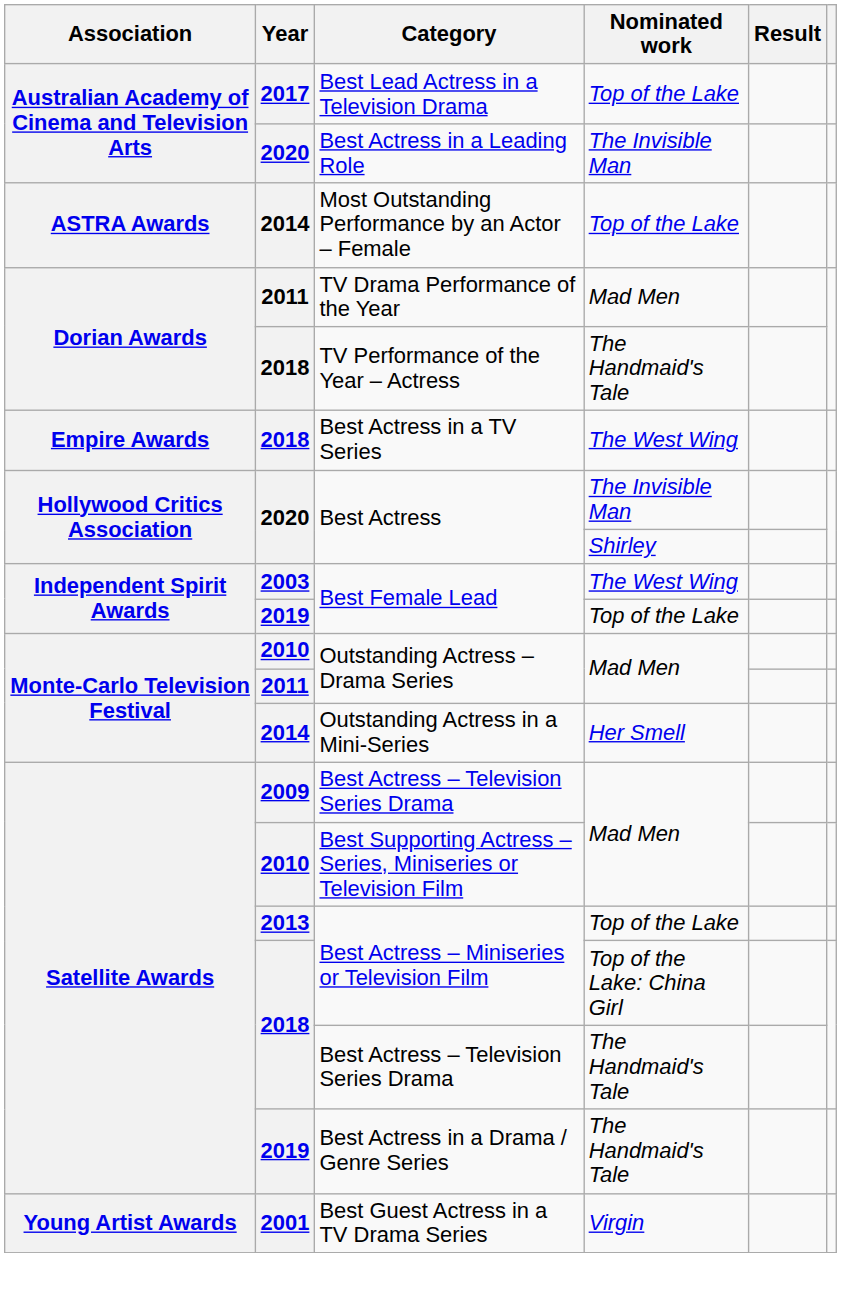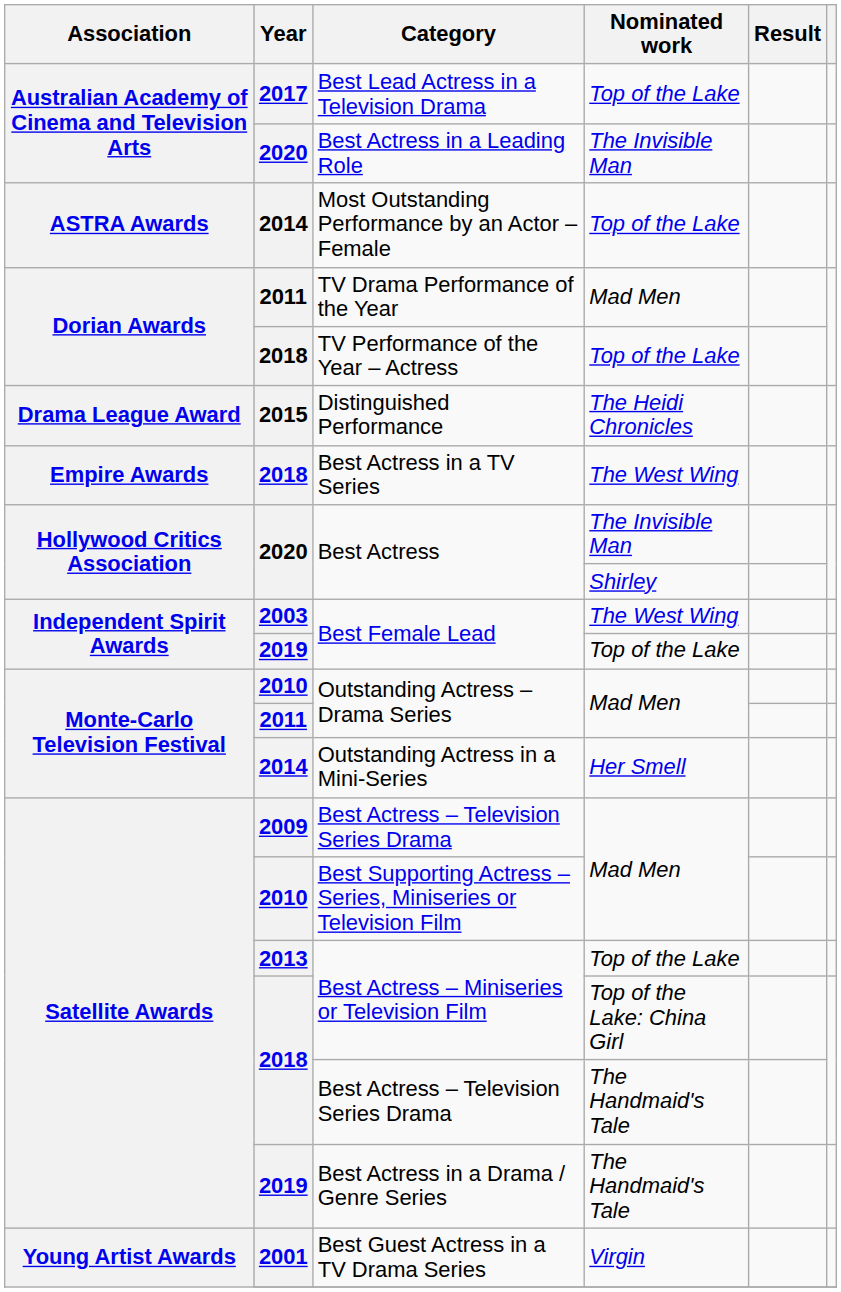(646, 368) The Handmaid's Tale -> (664, 355) Top of the Lake
+ row: (283, 415)
